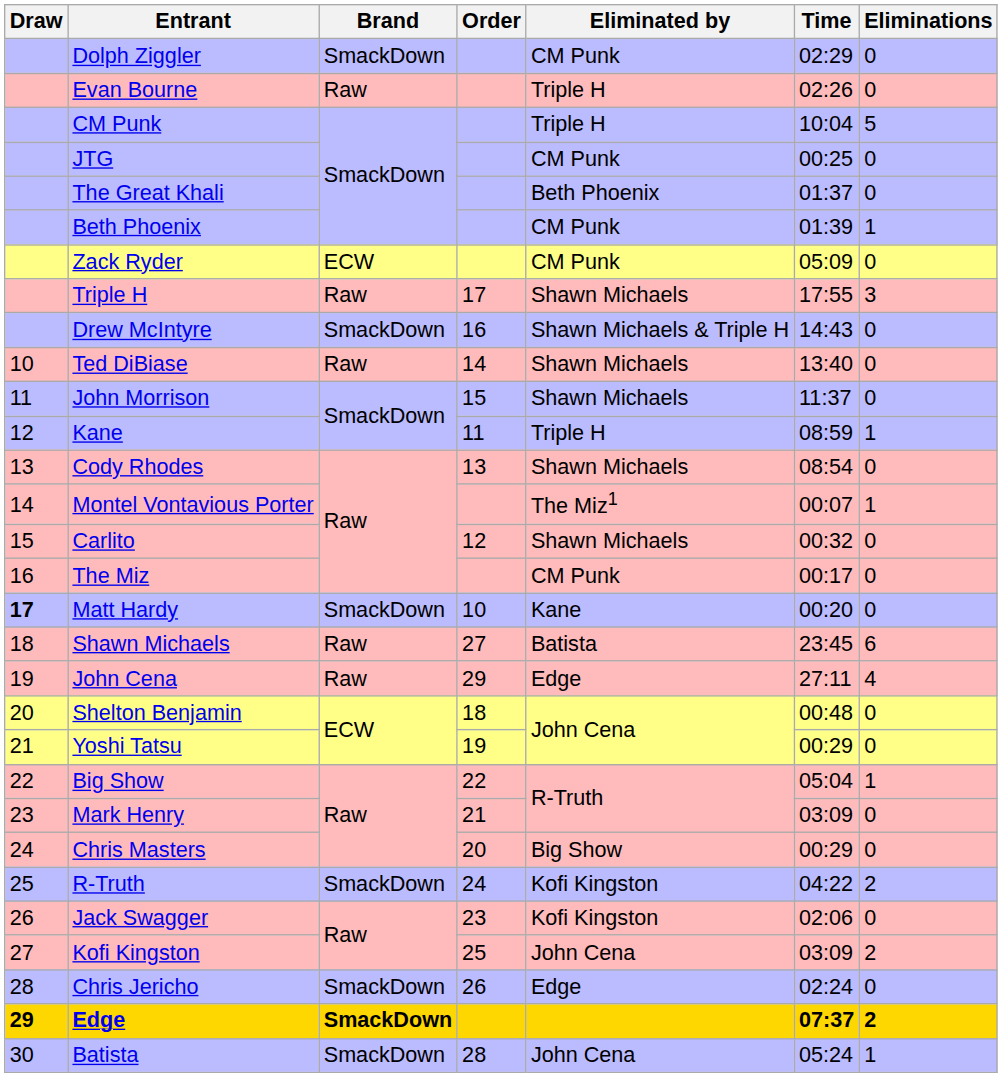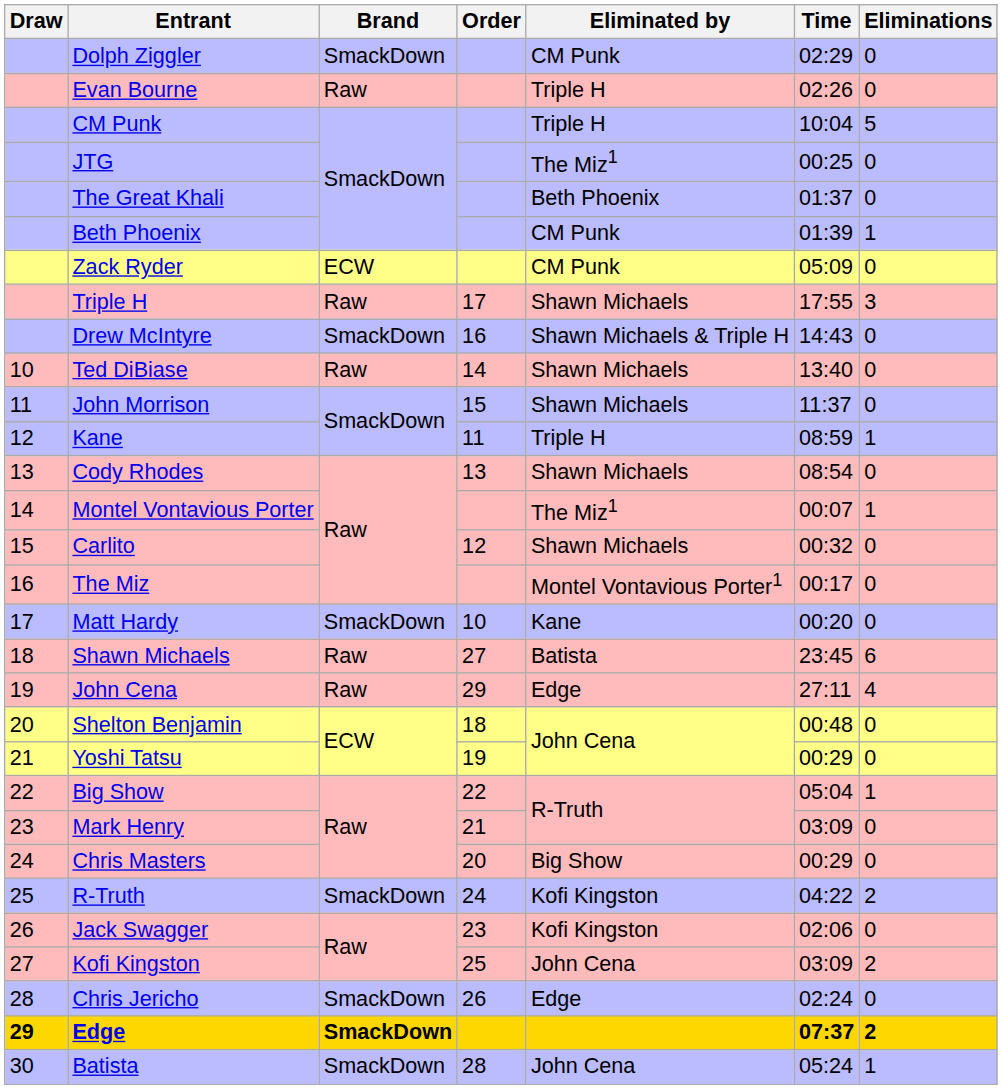(575, 158) CM Punk -> (574, 161) The Miz1
(575, 575) CM Punk -> (657, 584) Montel Vontavious Porter1
(22, 609) bold -> (22, 621) normal
